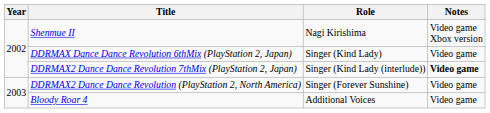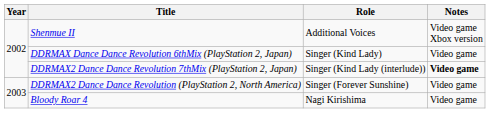(336, 33) Nagi Kirishima -> (340, 33) Additional Voices
(340, 100) Additional Voices -> (336, 100) Nagi Kirishima
